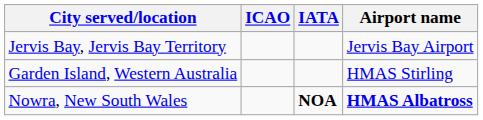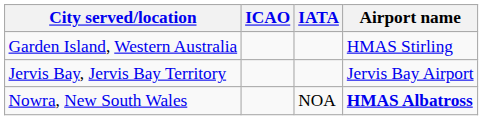rows swapped: (123, 73) <-> (117, 45)
(317, 100) bold -> (317, 100) normal
